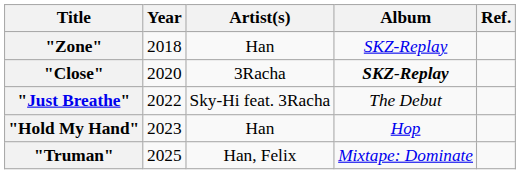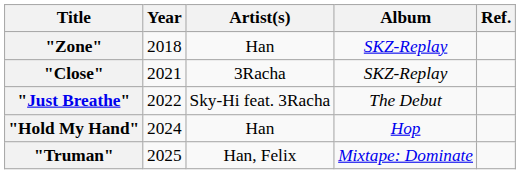(164, 73) 2020 -> (164, 73) 2021
(406, 73) bold -> (406, 73) normal
(164, 127) 2023 -> (164, 127) 2024
